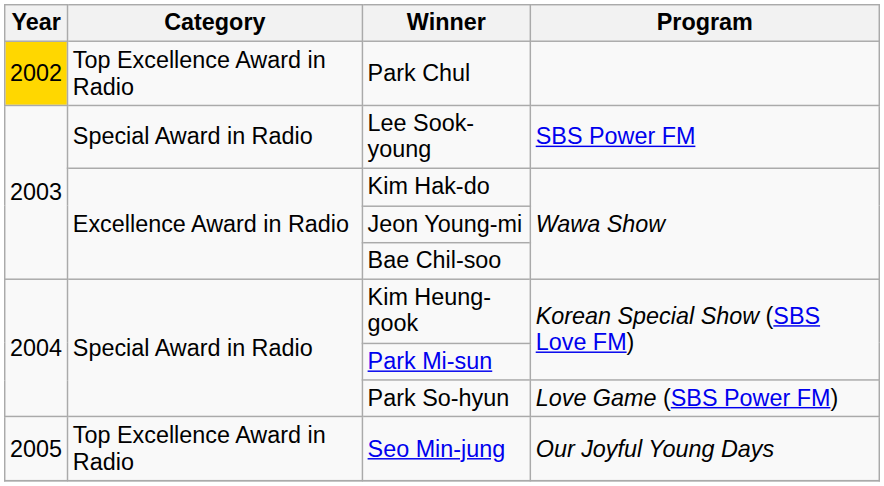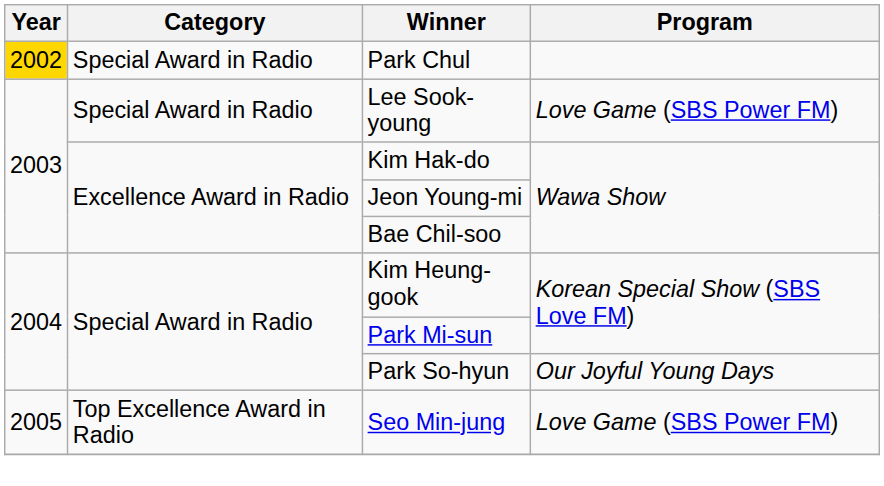(199, 73) Top Excellence Award in Radio -> (193, 60) Special Award in Radio
(616, 136) SBS Power FM -> (687, 110) Love Game (SBS Power FM)
(687, 398) Love Game (SBS Power FM) -> (655, 371) Our Joyful Young Days
(655, 448) Our Joyful Young Days -> (687, 422) Love Game (SBS Power FM)
